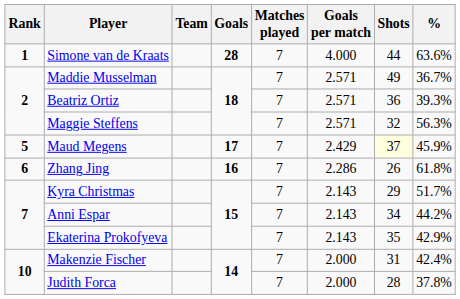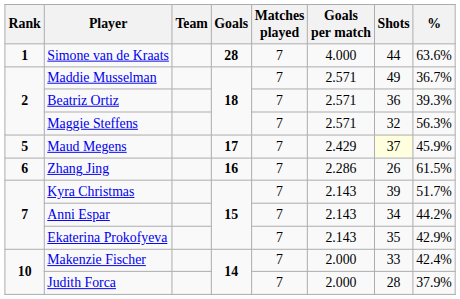(434, 169) 61.8% -> (434, 169) 61.5%
(394, 192) 29 -> (394, 192) 39
(394, 260) 31 -> (394, 260) 33
(434, 283) 37.8% -> (434, 283) 37.9%
